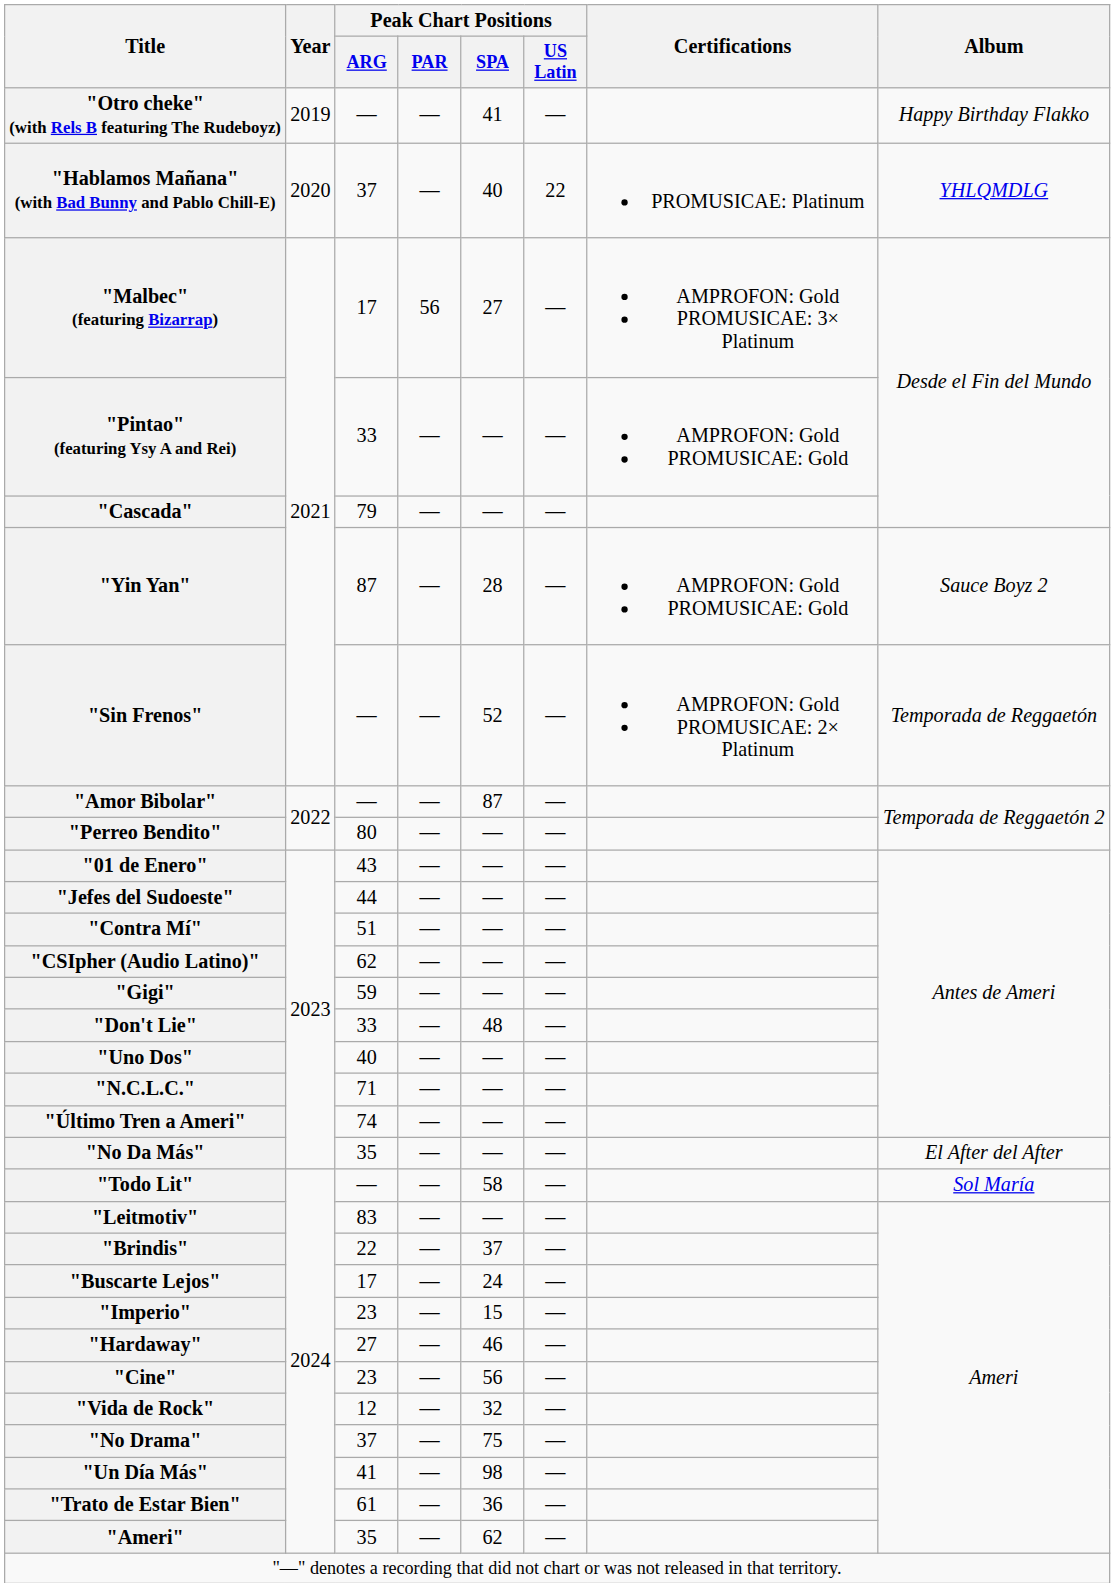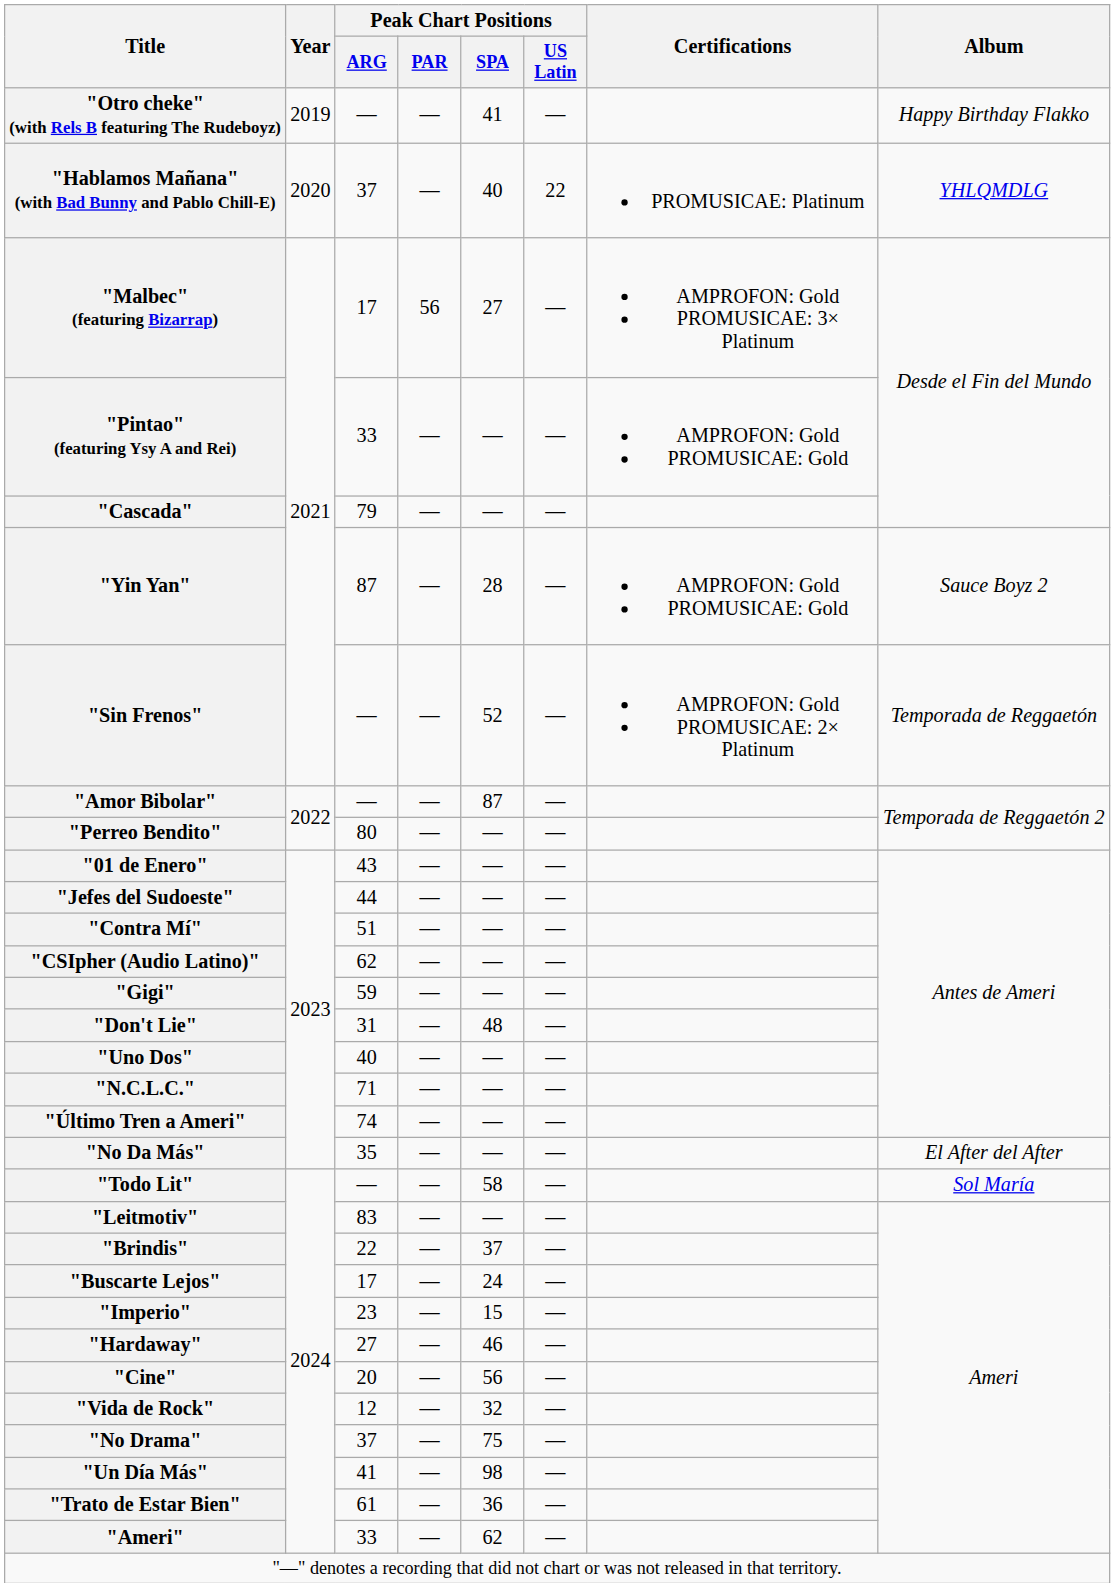(367, 1025) 33 -> (367, 1025) 31
(367, 1376) 23 -> (367, 1376) 20
(367, 1536) 35 -> (367, 1536) 33
